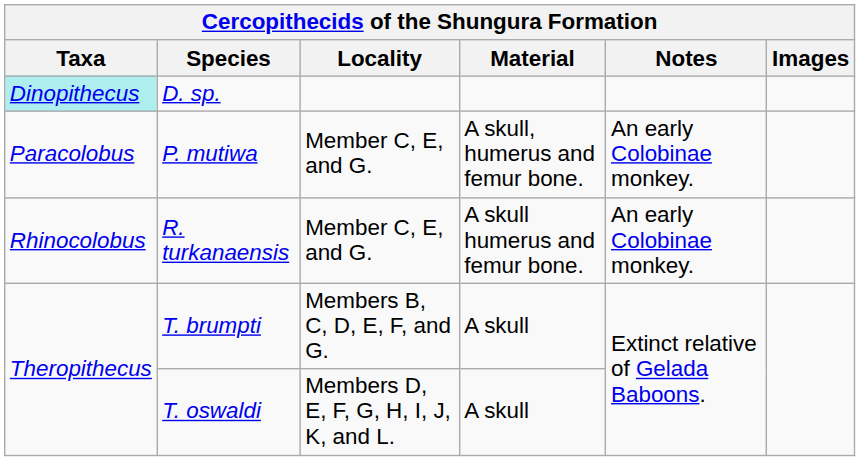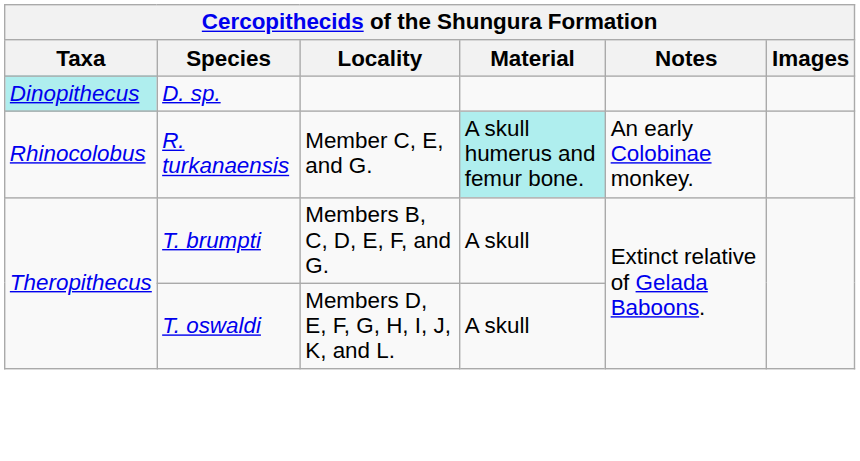- row: (210, 154)
(530, 239) no background -> (530, 154) paleturquoise background
